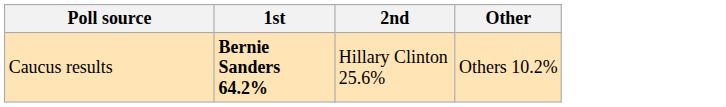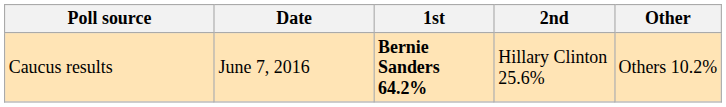+ column: (294, 18)
